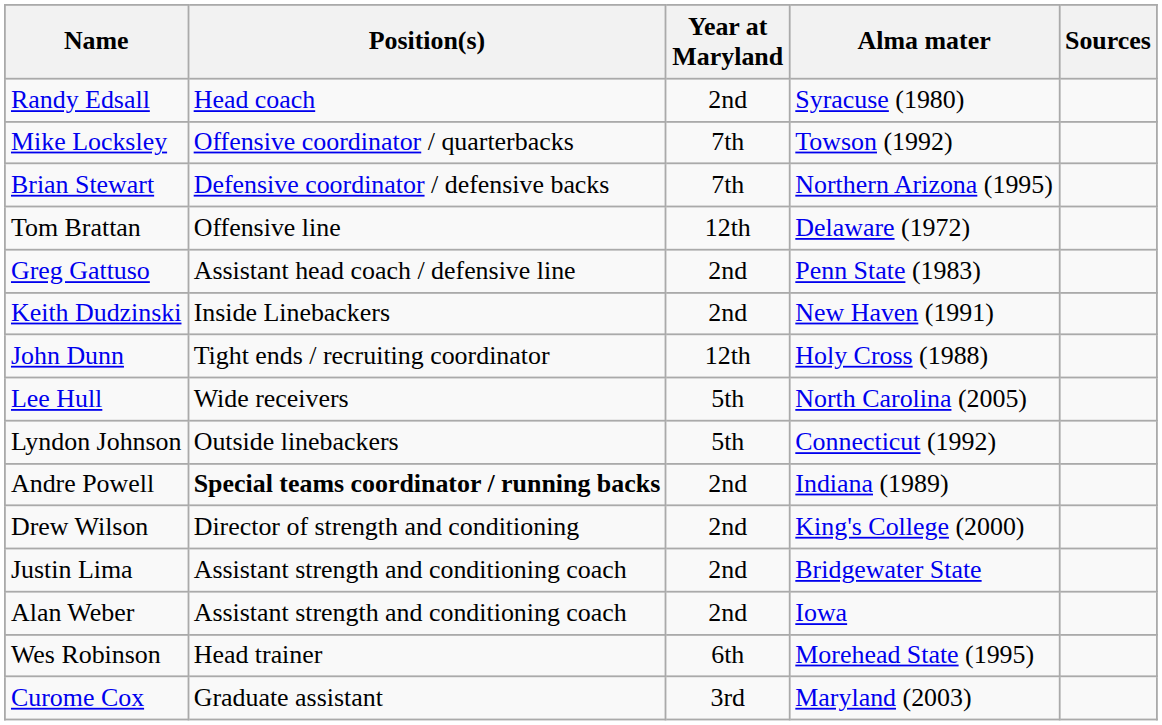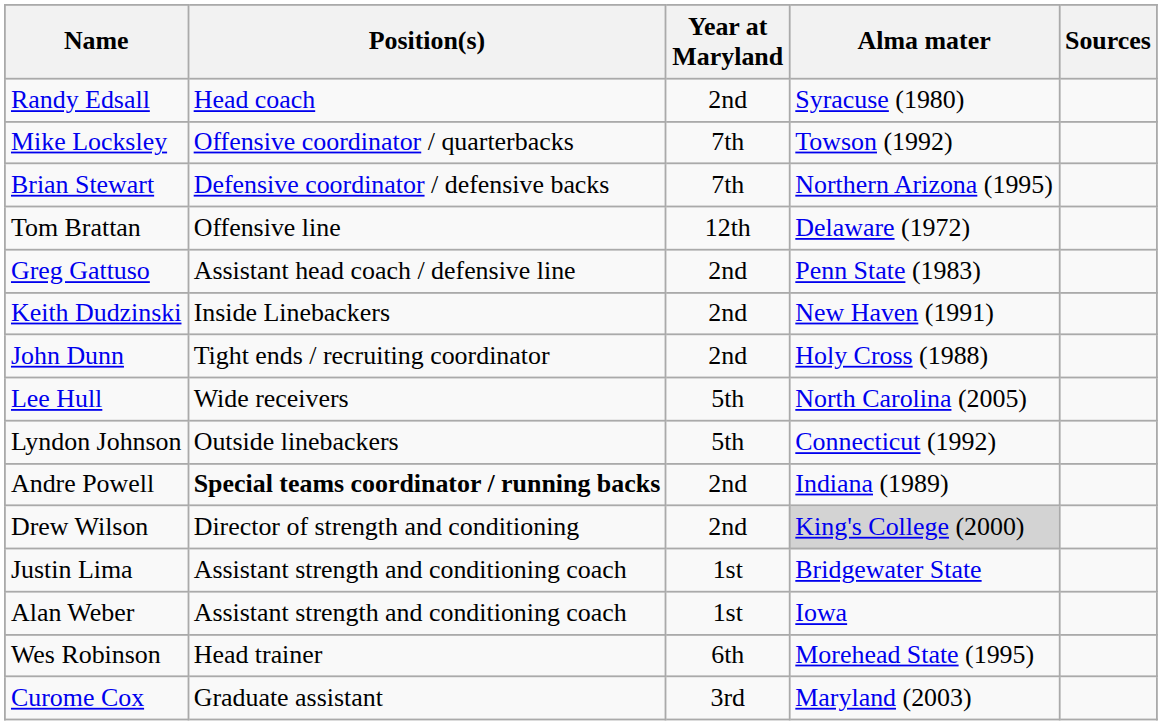(728, 356) 12th -> (728, 356) 2nd
(910, 527) no background -> (910, 527) lightgrey background
(728, 569) 2nd -> (728, 569) 1st
(728, 612) 2nd -> (728, 612) 1st
